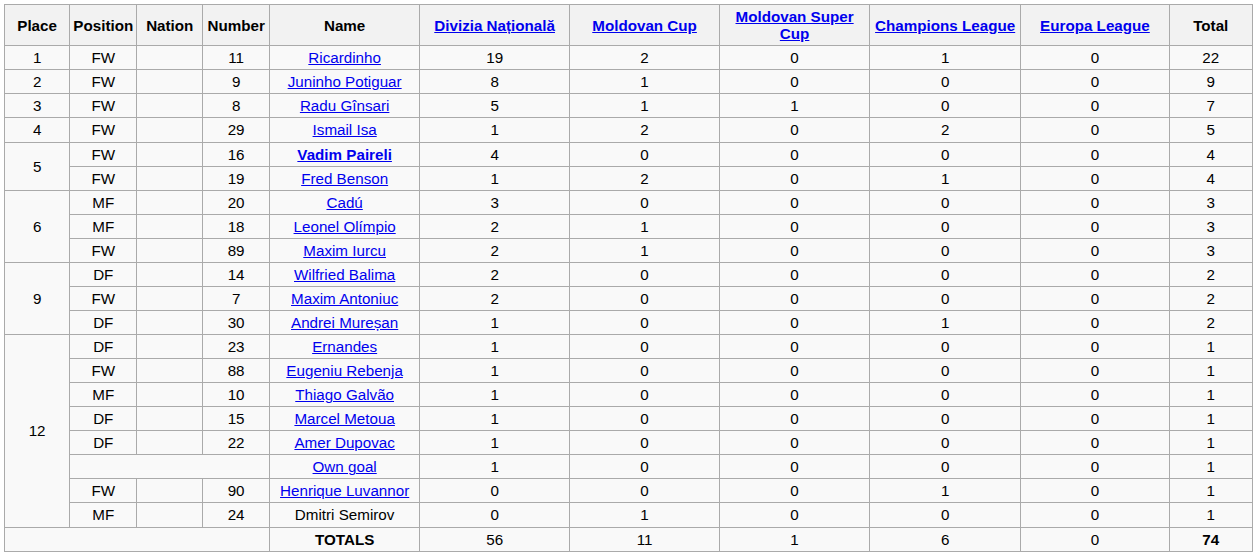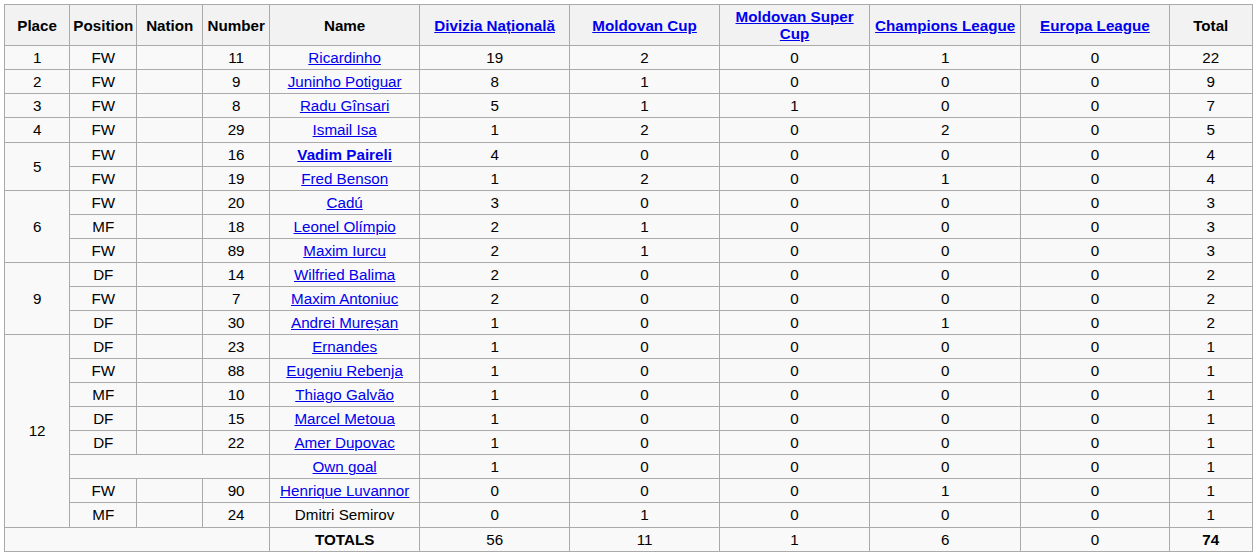(103, 202) MF -> (103, 202) FW
